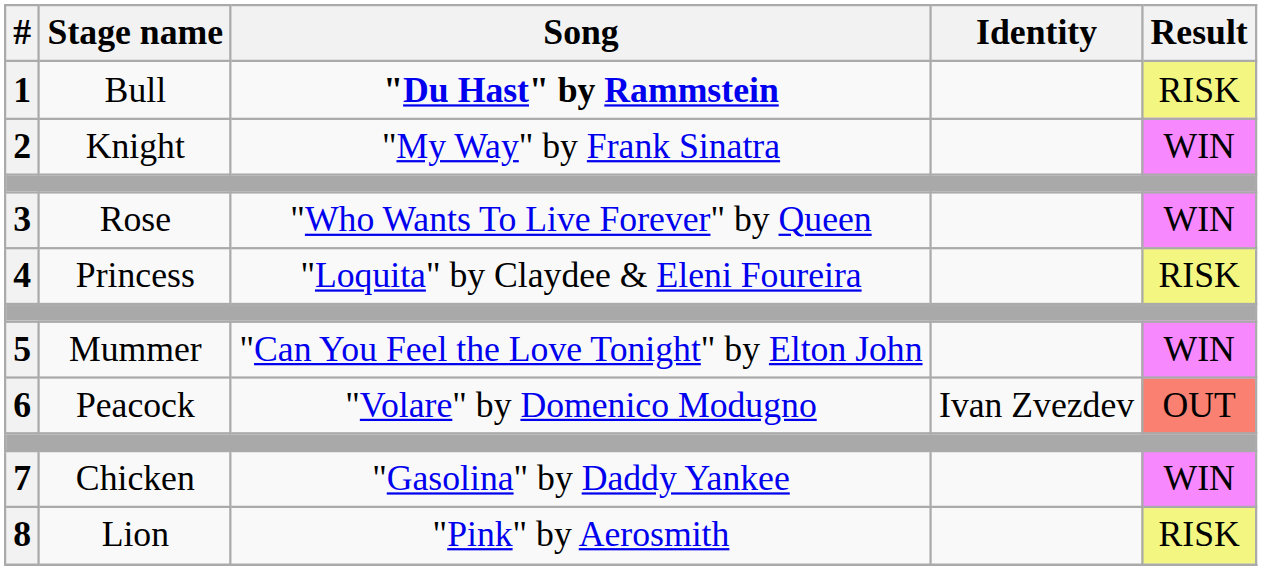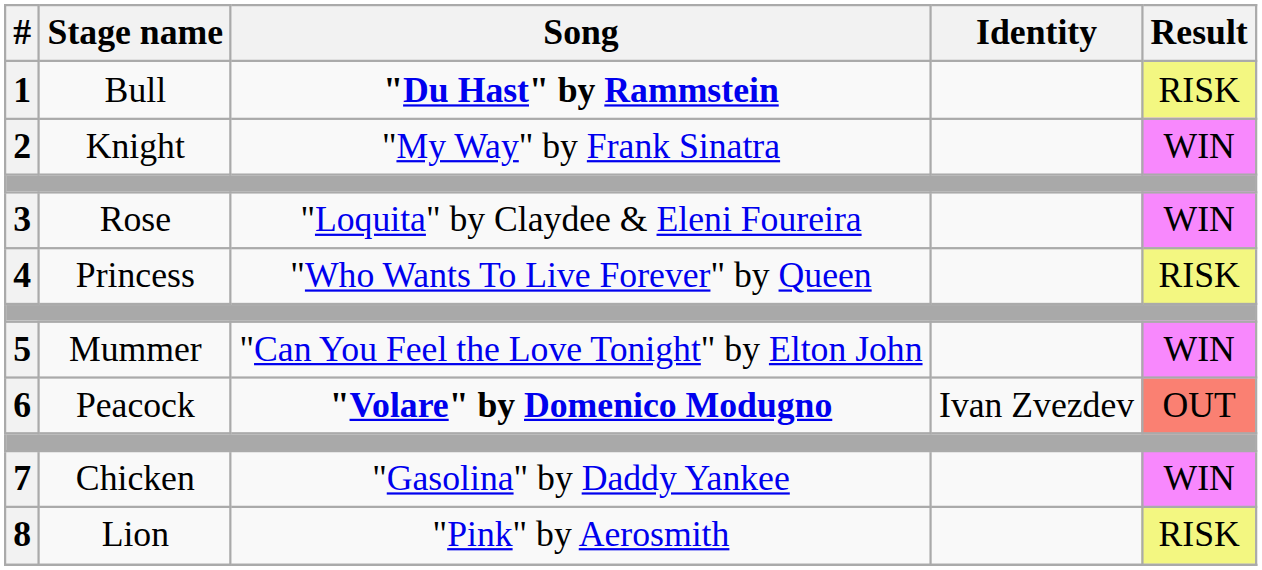(581, 218) "Who Wants To Live Forever" by Queen -> (581, 218) "Loquita" by Claydee & Eleni Foureira
(581, 275) "Loquita" by Claydee & Eleni Foureira -> (581, 275) "Who Wants To Live Forever" by Queen
(581, 405) normal -> (581, 405) bold
